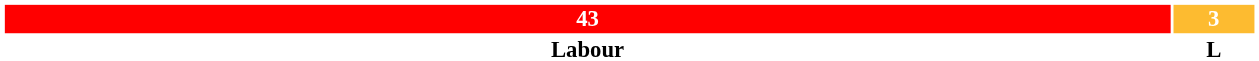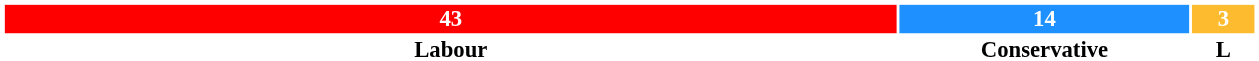+ column: (1044, 18)
